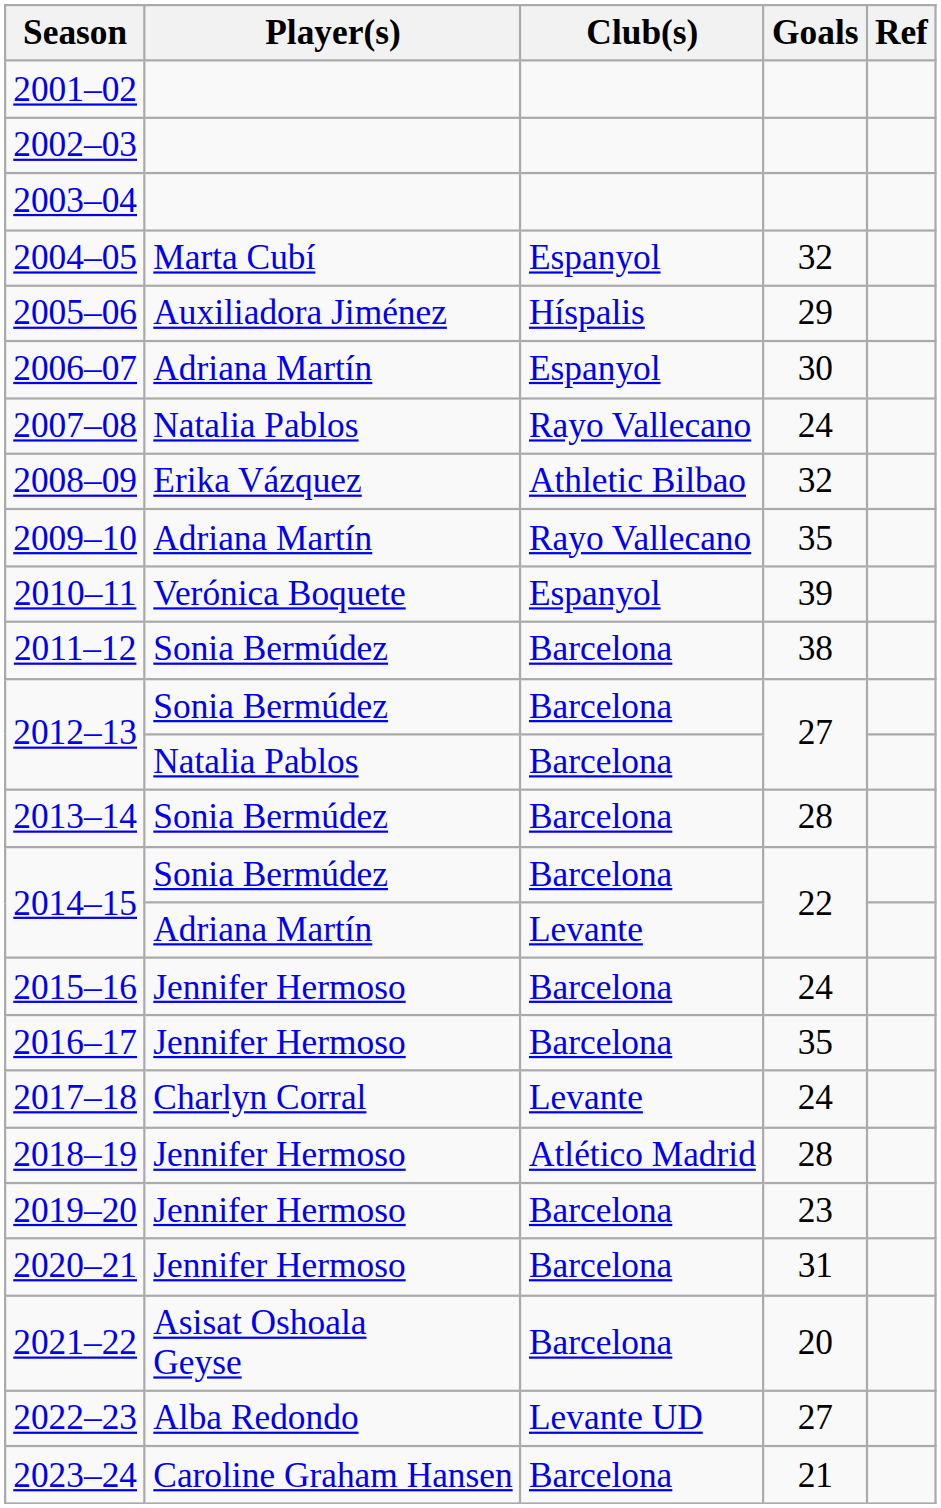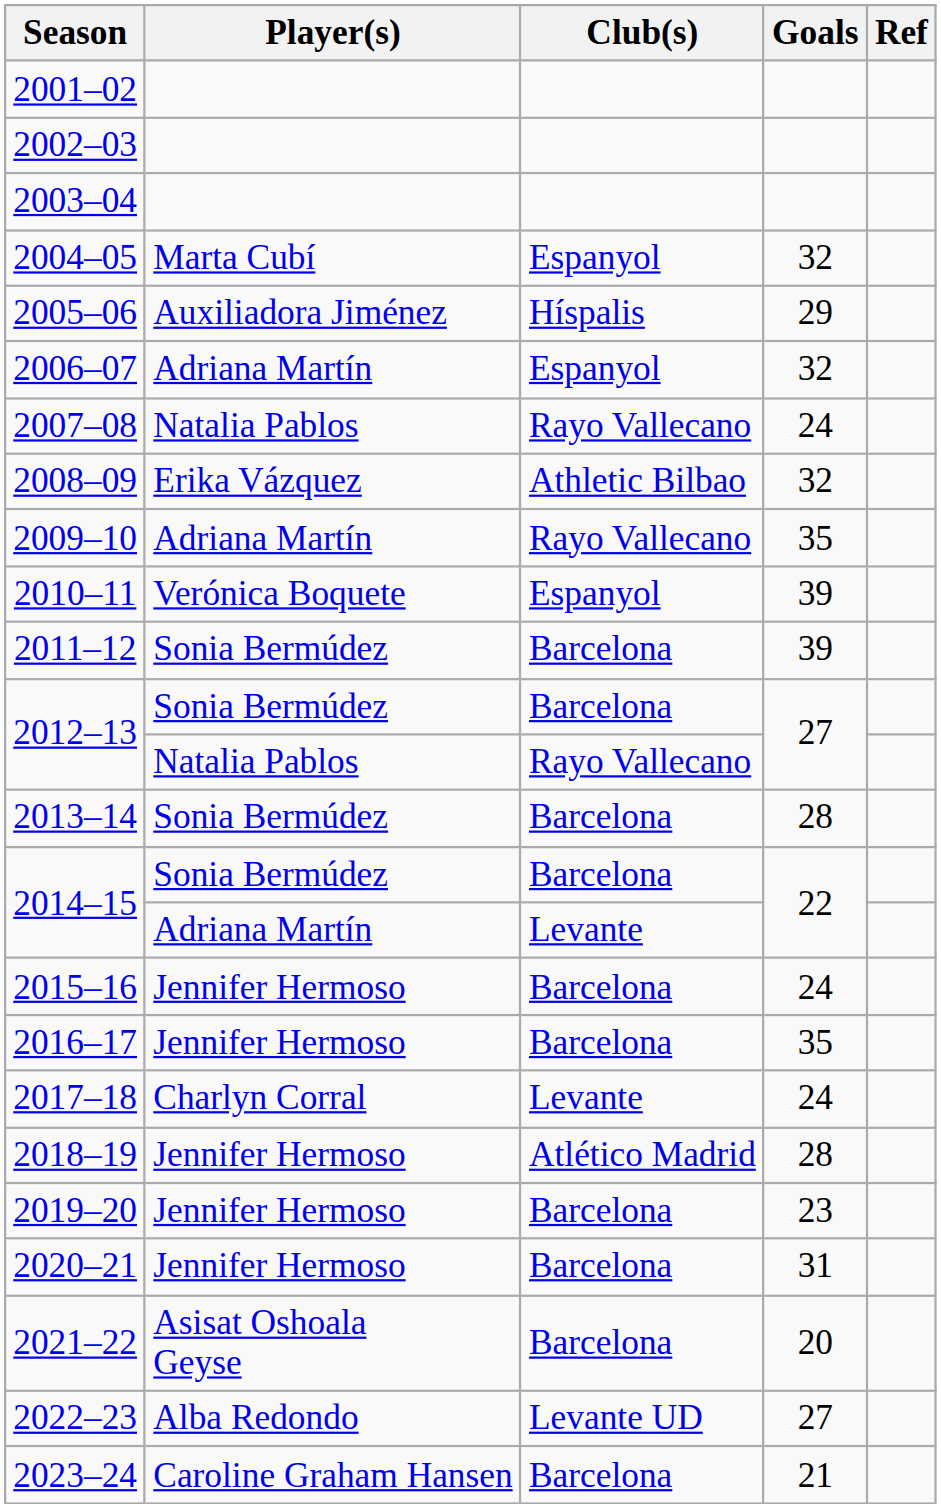(815, 369) 30 -> (815, 369) 32
(815, 649) 38 -> (815, 649) 39
(601, 761) Barcelona -> (640, 761) Rayo Vallecano
